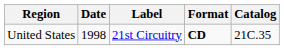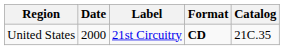(94, 34) 1998 -> (94, 34) 2000
